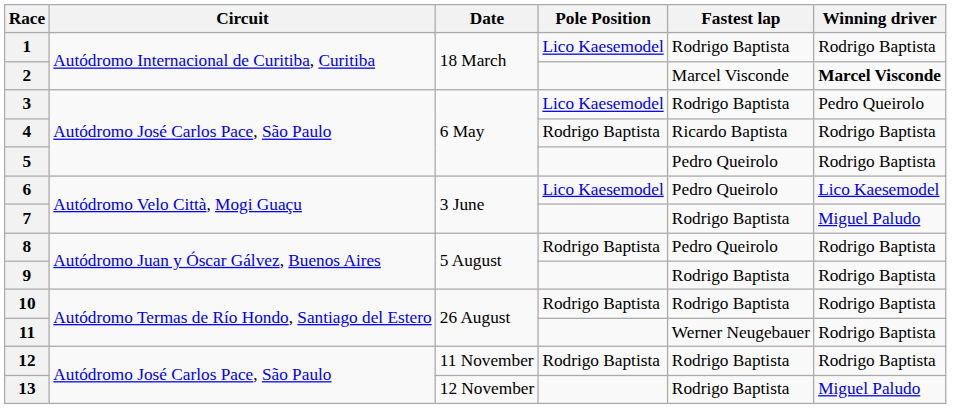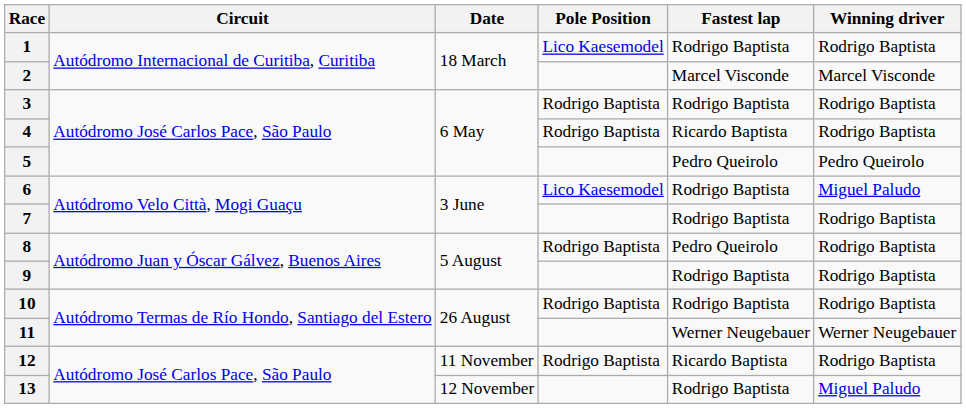(880, 75) bold -> (877, 75) normal
(603, 103) Lico Kaesemodel -> (601, 103) Rodrigo Baptista
(871, 103) Pedro Queirolo -> (877, 103) Rodrigo Baptista
(877, 160) Rodrigo Baptista -> (871, 160) Pedro Queirolo
(725, 189) Pedro Queirolo -> (731, 189) Rodrigo Baptista
(879, 189) Lico Kaesemodel -> (869, 189) Miguel Paludo
(869, 217) Miguel Paludo -> (877, 217) Rodrigo Baptista
(877, 331) Rodrigo Baptista -> (887, 331) Werner Neugebauer
(731, 360) Rodrigo Baptista -> (730, 360) Ricardo Baptista
